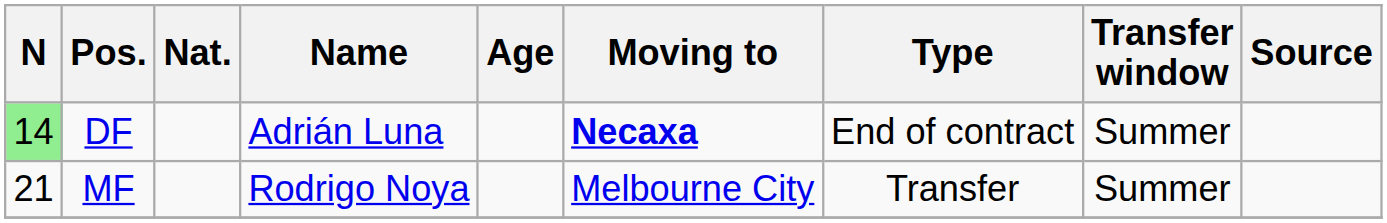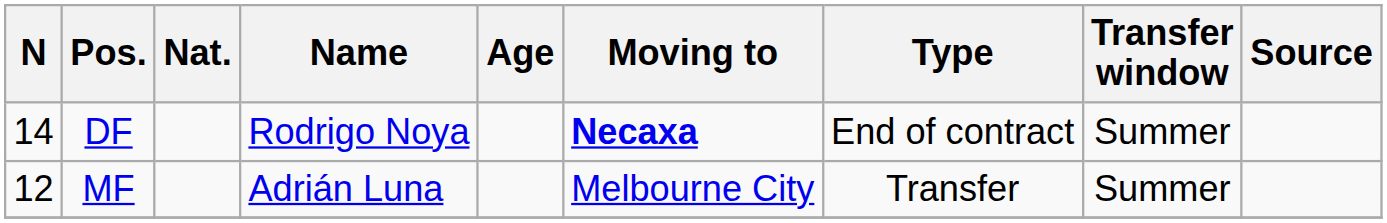(34, 131) lightgreen background -> (34, 131) no background
(346, 131) Adrián Luna -> (359, 131) Rodrigo Noya
(34, 188) 21 -> (34, 188) 12
(359, 188) Rodrigo Noya -> (346, 188) Adrián Luna
